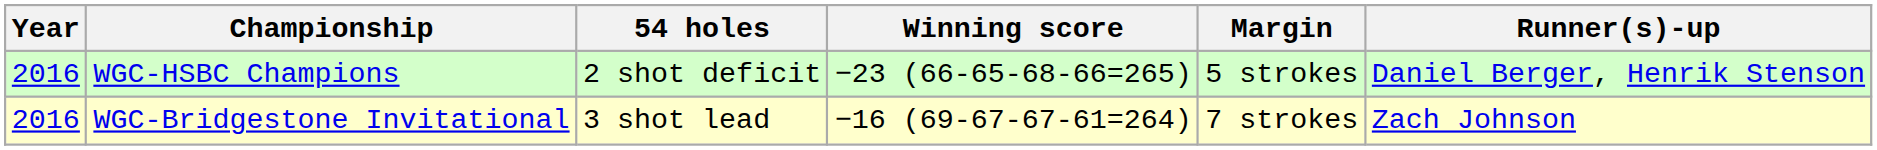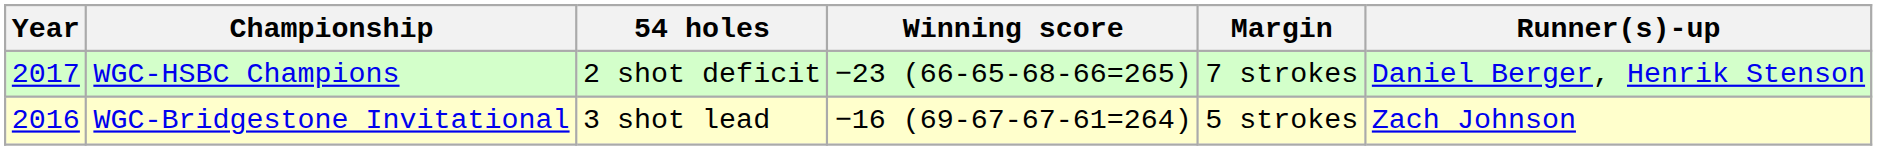(46, 74) 2016 -> (46, 74) 2017
(1282, 74) 5 strokes -> (1282, 74) 7 strokes
(1282, 121) 7 strokes -> (1282, 121) 5 strokes
